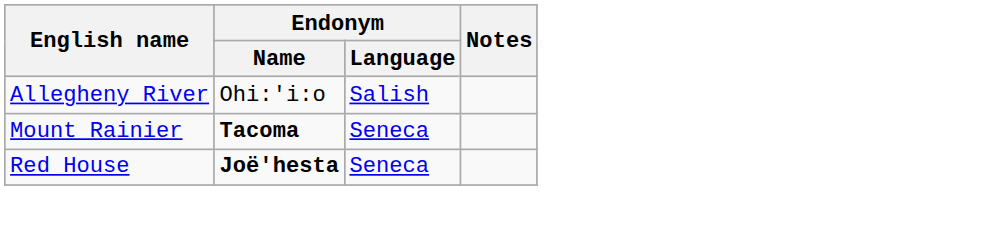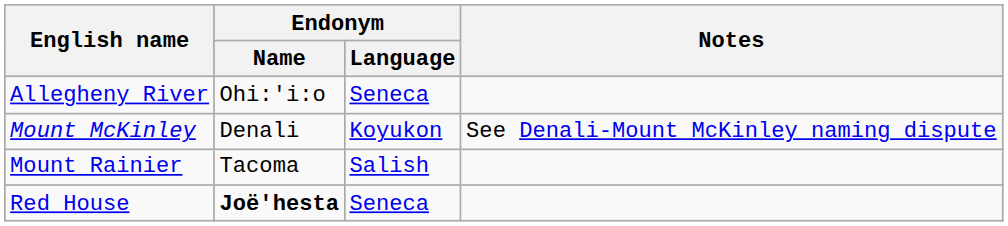(389, 95) Salish -> (389, 95) Seneca
+ row: (103, 131)
(259, 131) bold -> (259, 167) normal
(389, 131) Seneca -> (389, 167) Salish
